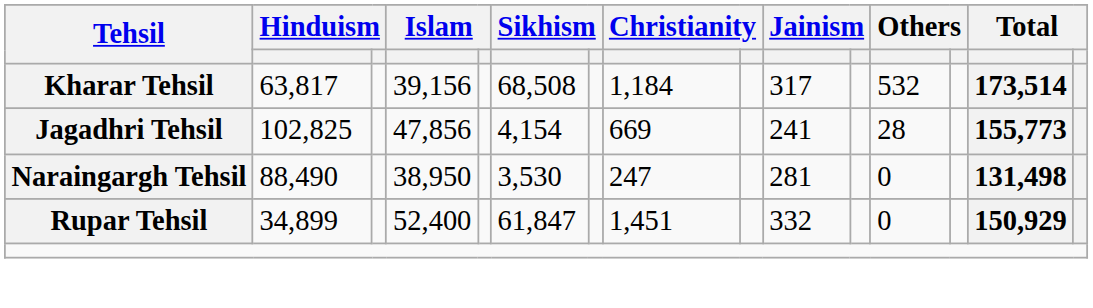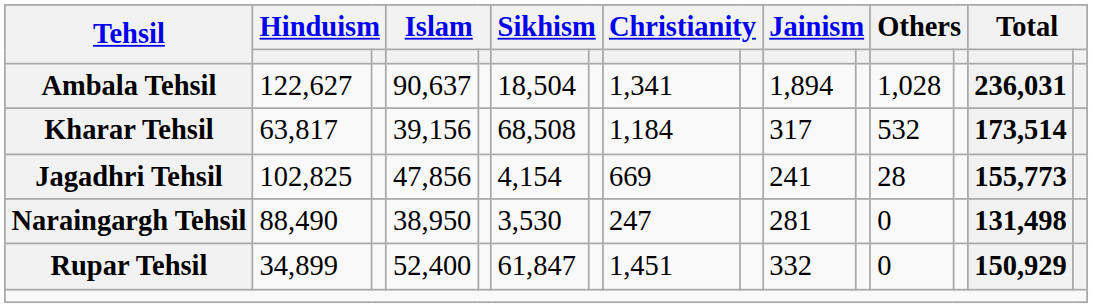+ row: (129, 85)
